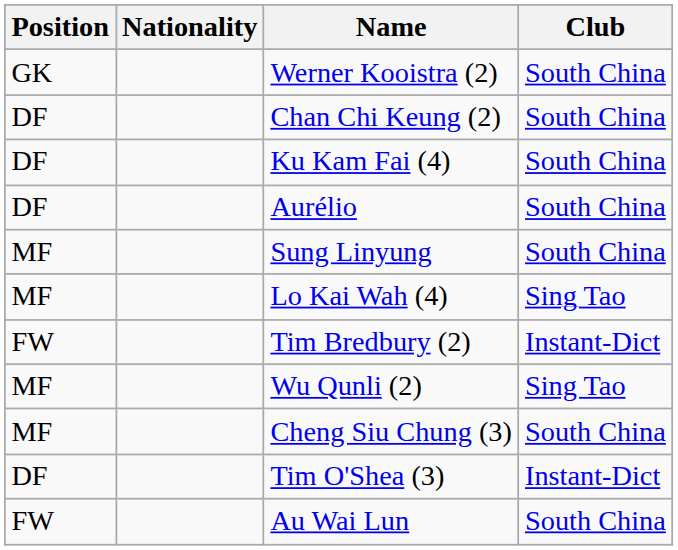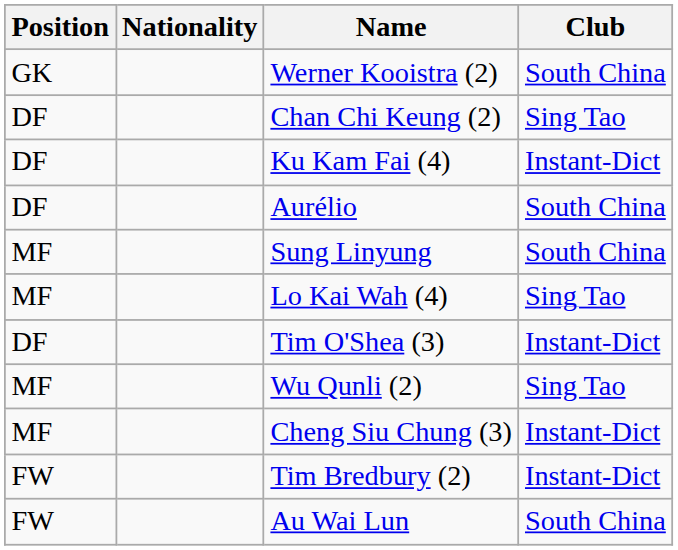(595, 116) South China -> (575, 116) Sing Tao
(595, 161) South China -> (593, 161) Instant-Dict
rows swapped: (357, 476) <-> (371, 341)
(595, 431) South China -> (593, 431) Instant-Dict
